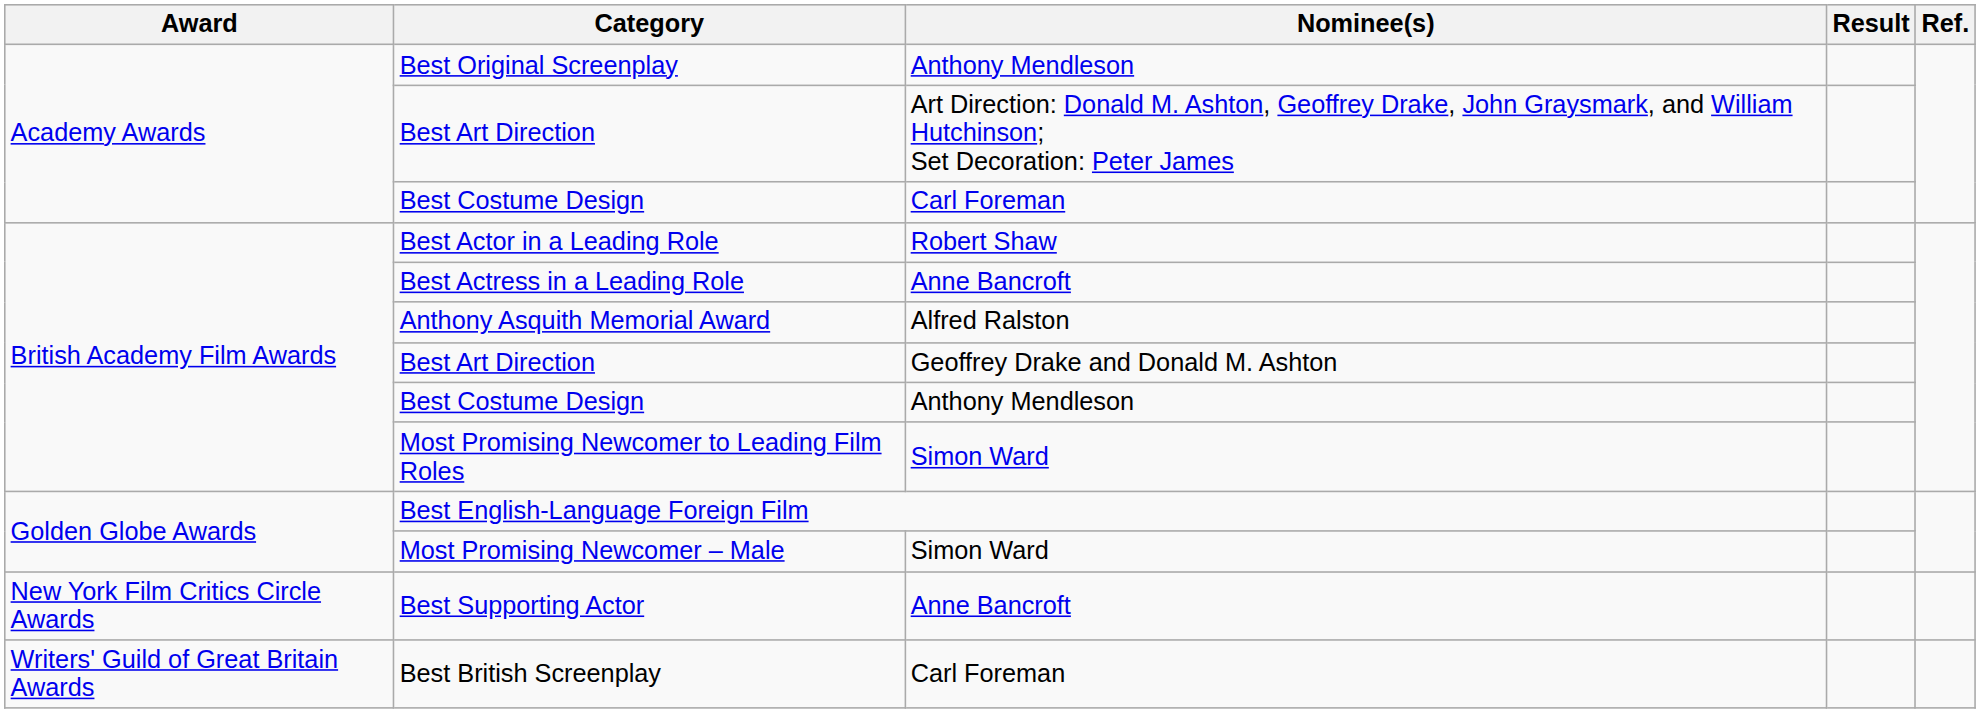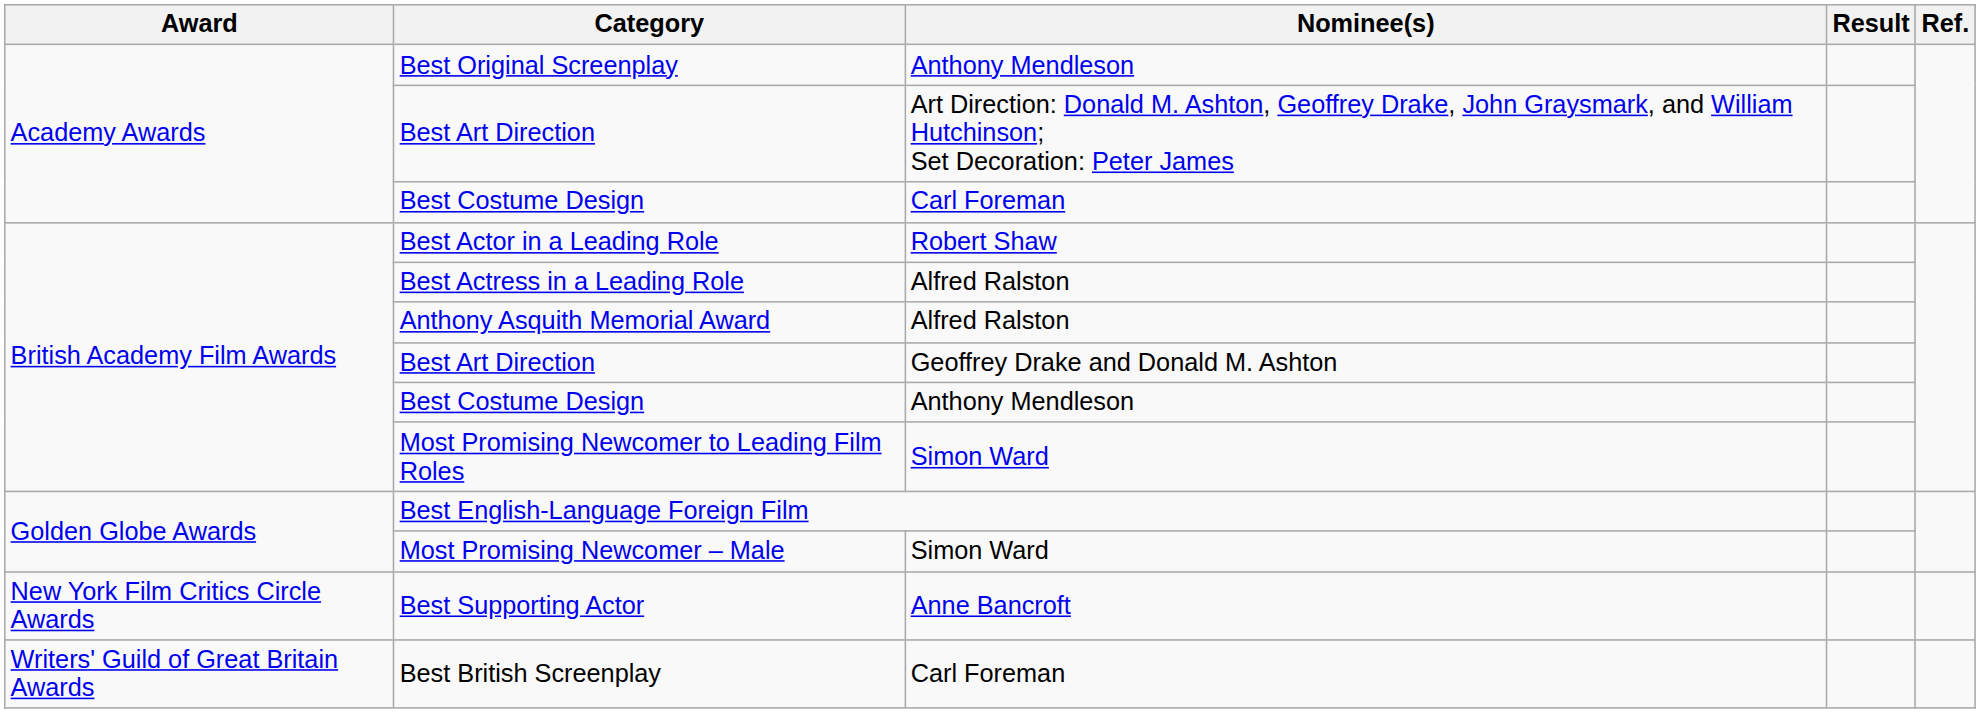(991, 281) Anne Bancroft -> (990, 281) Alfred Ralston
